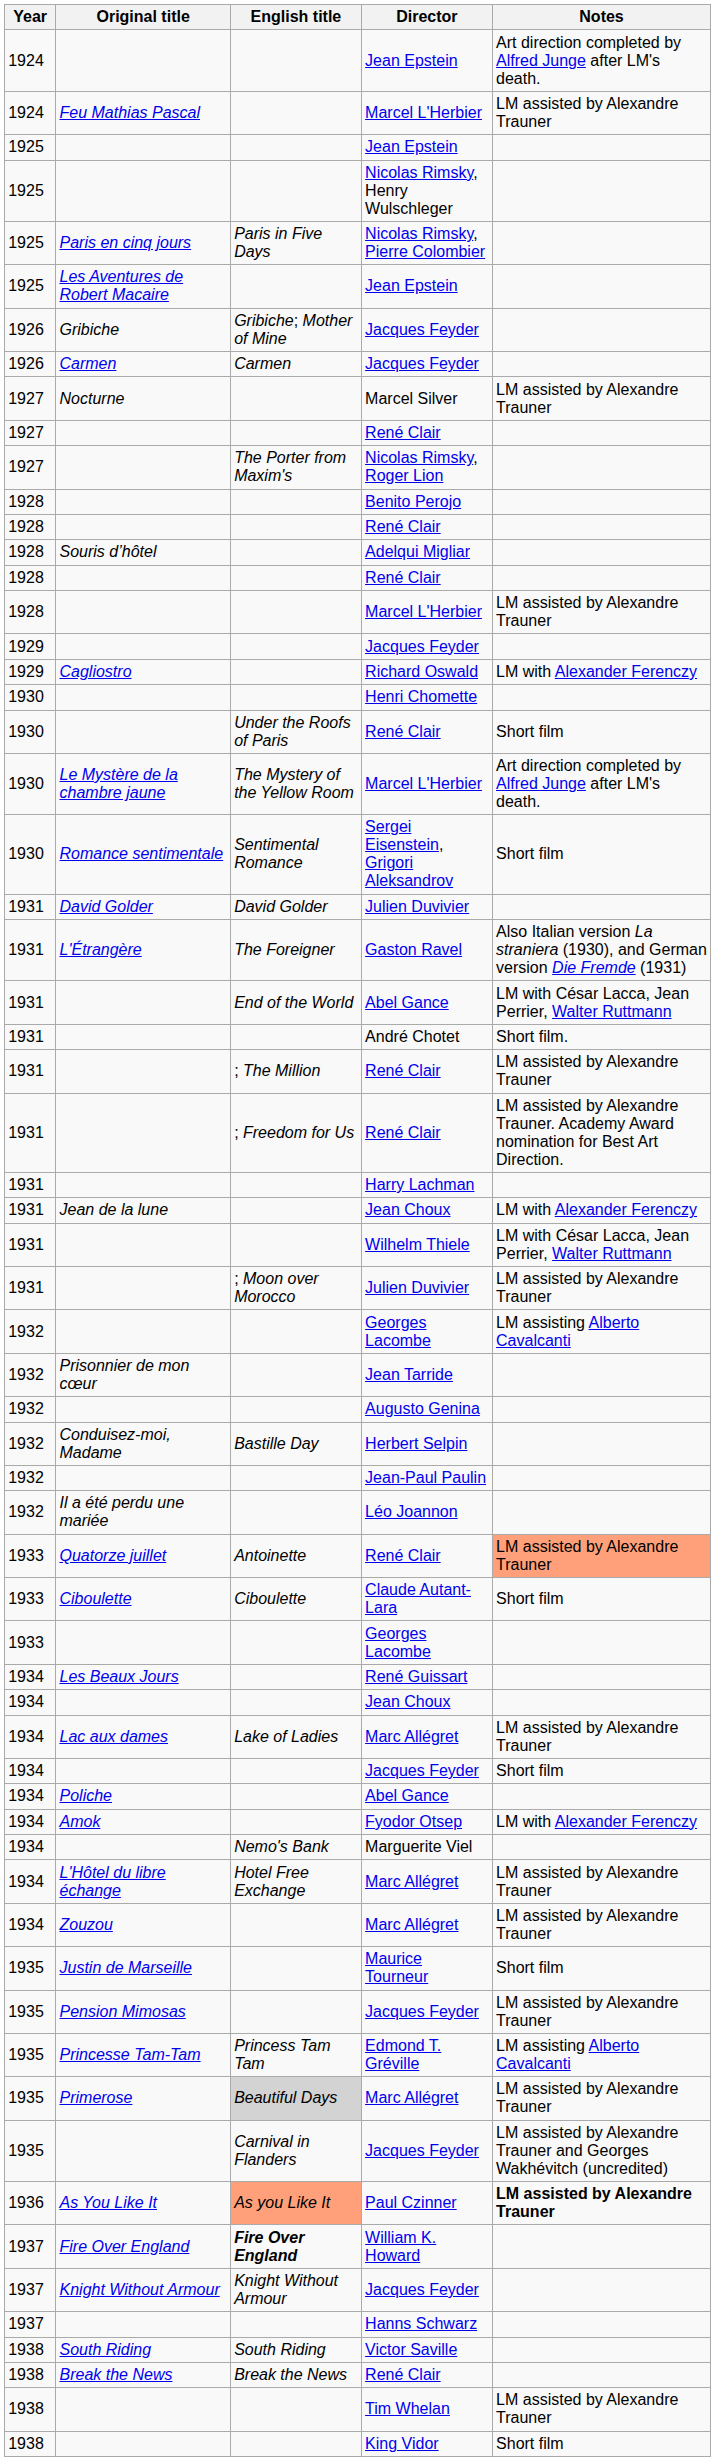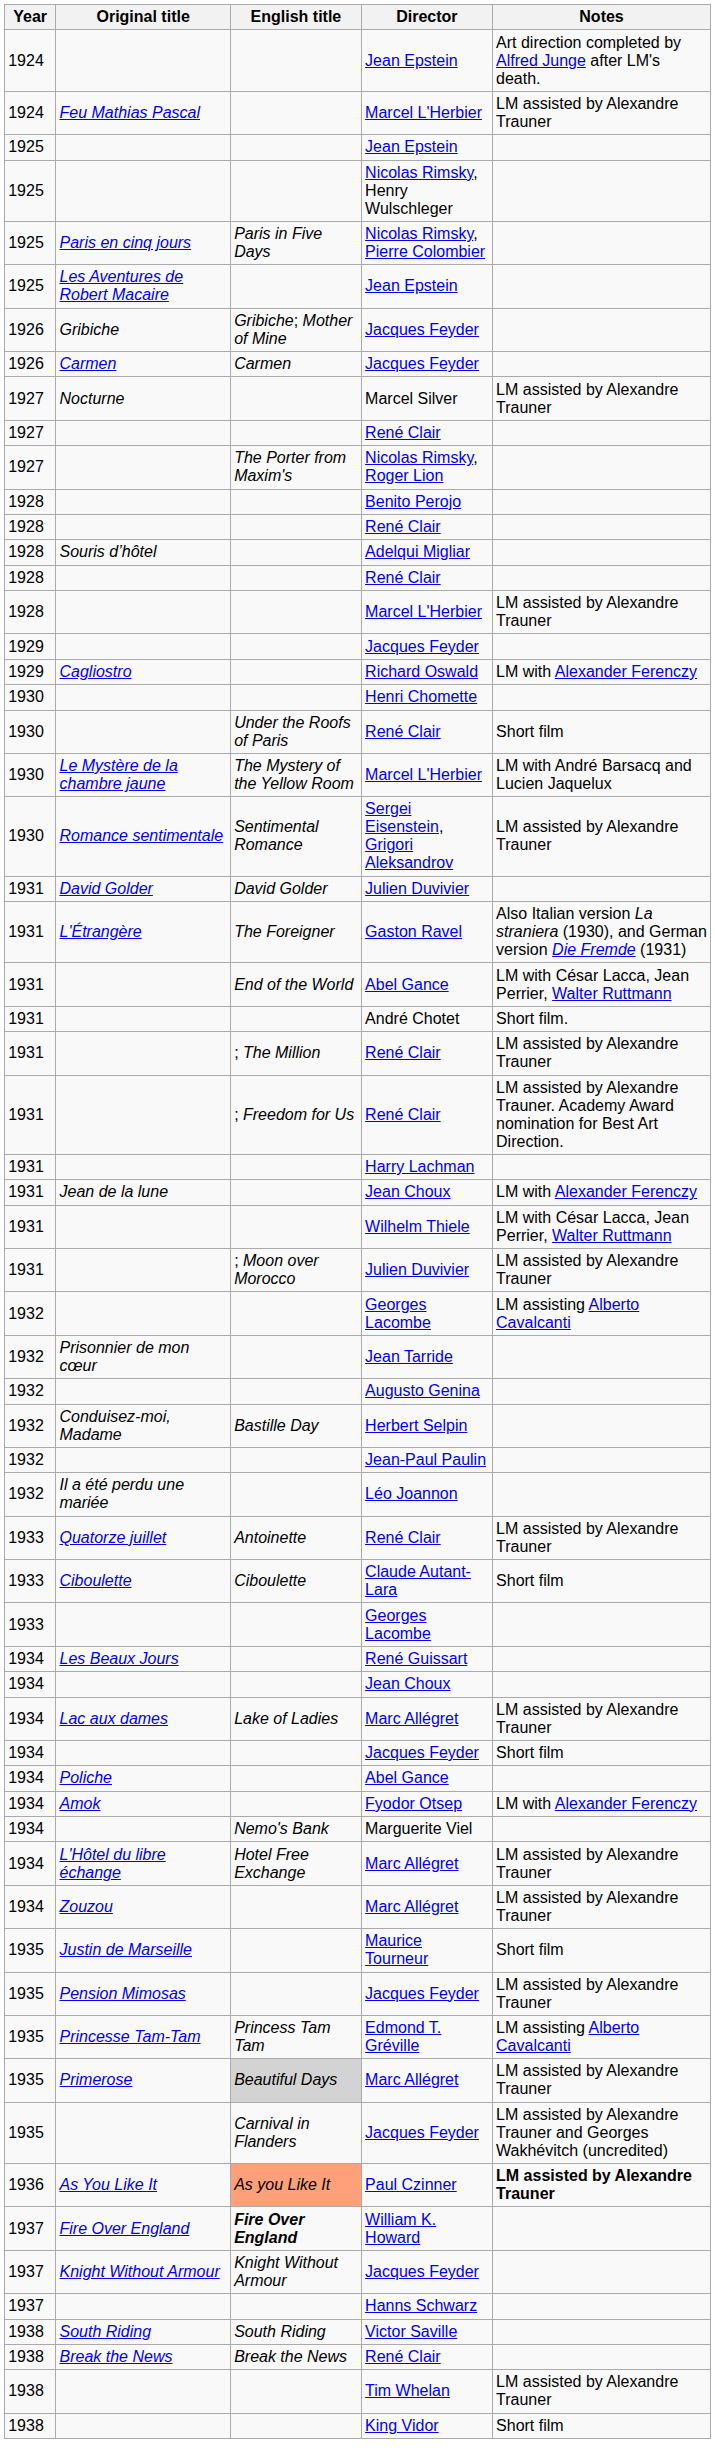(589, 784) Art direction completed by Alfred Junge after LM's death. -> (594, 775) LM with André Barsacq and Lucien Jaquelux
(530, 854) Short film -> (587, 836) LM assisted by Alexandre Trauner
(587, 1555) lightsalmon background -> (587, 1537) no background
